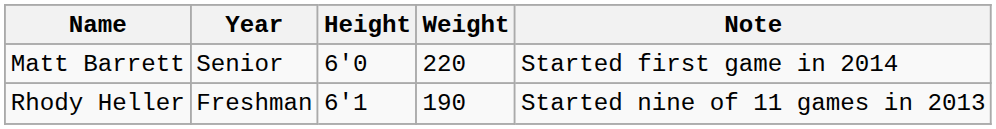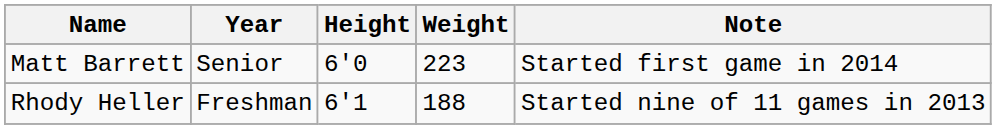(444, 64) 220 -> (444, 64) 223
(444, 103) 190 -> (444, 103) 188
